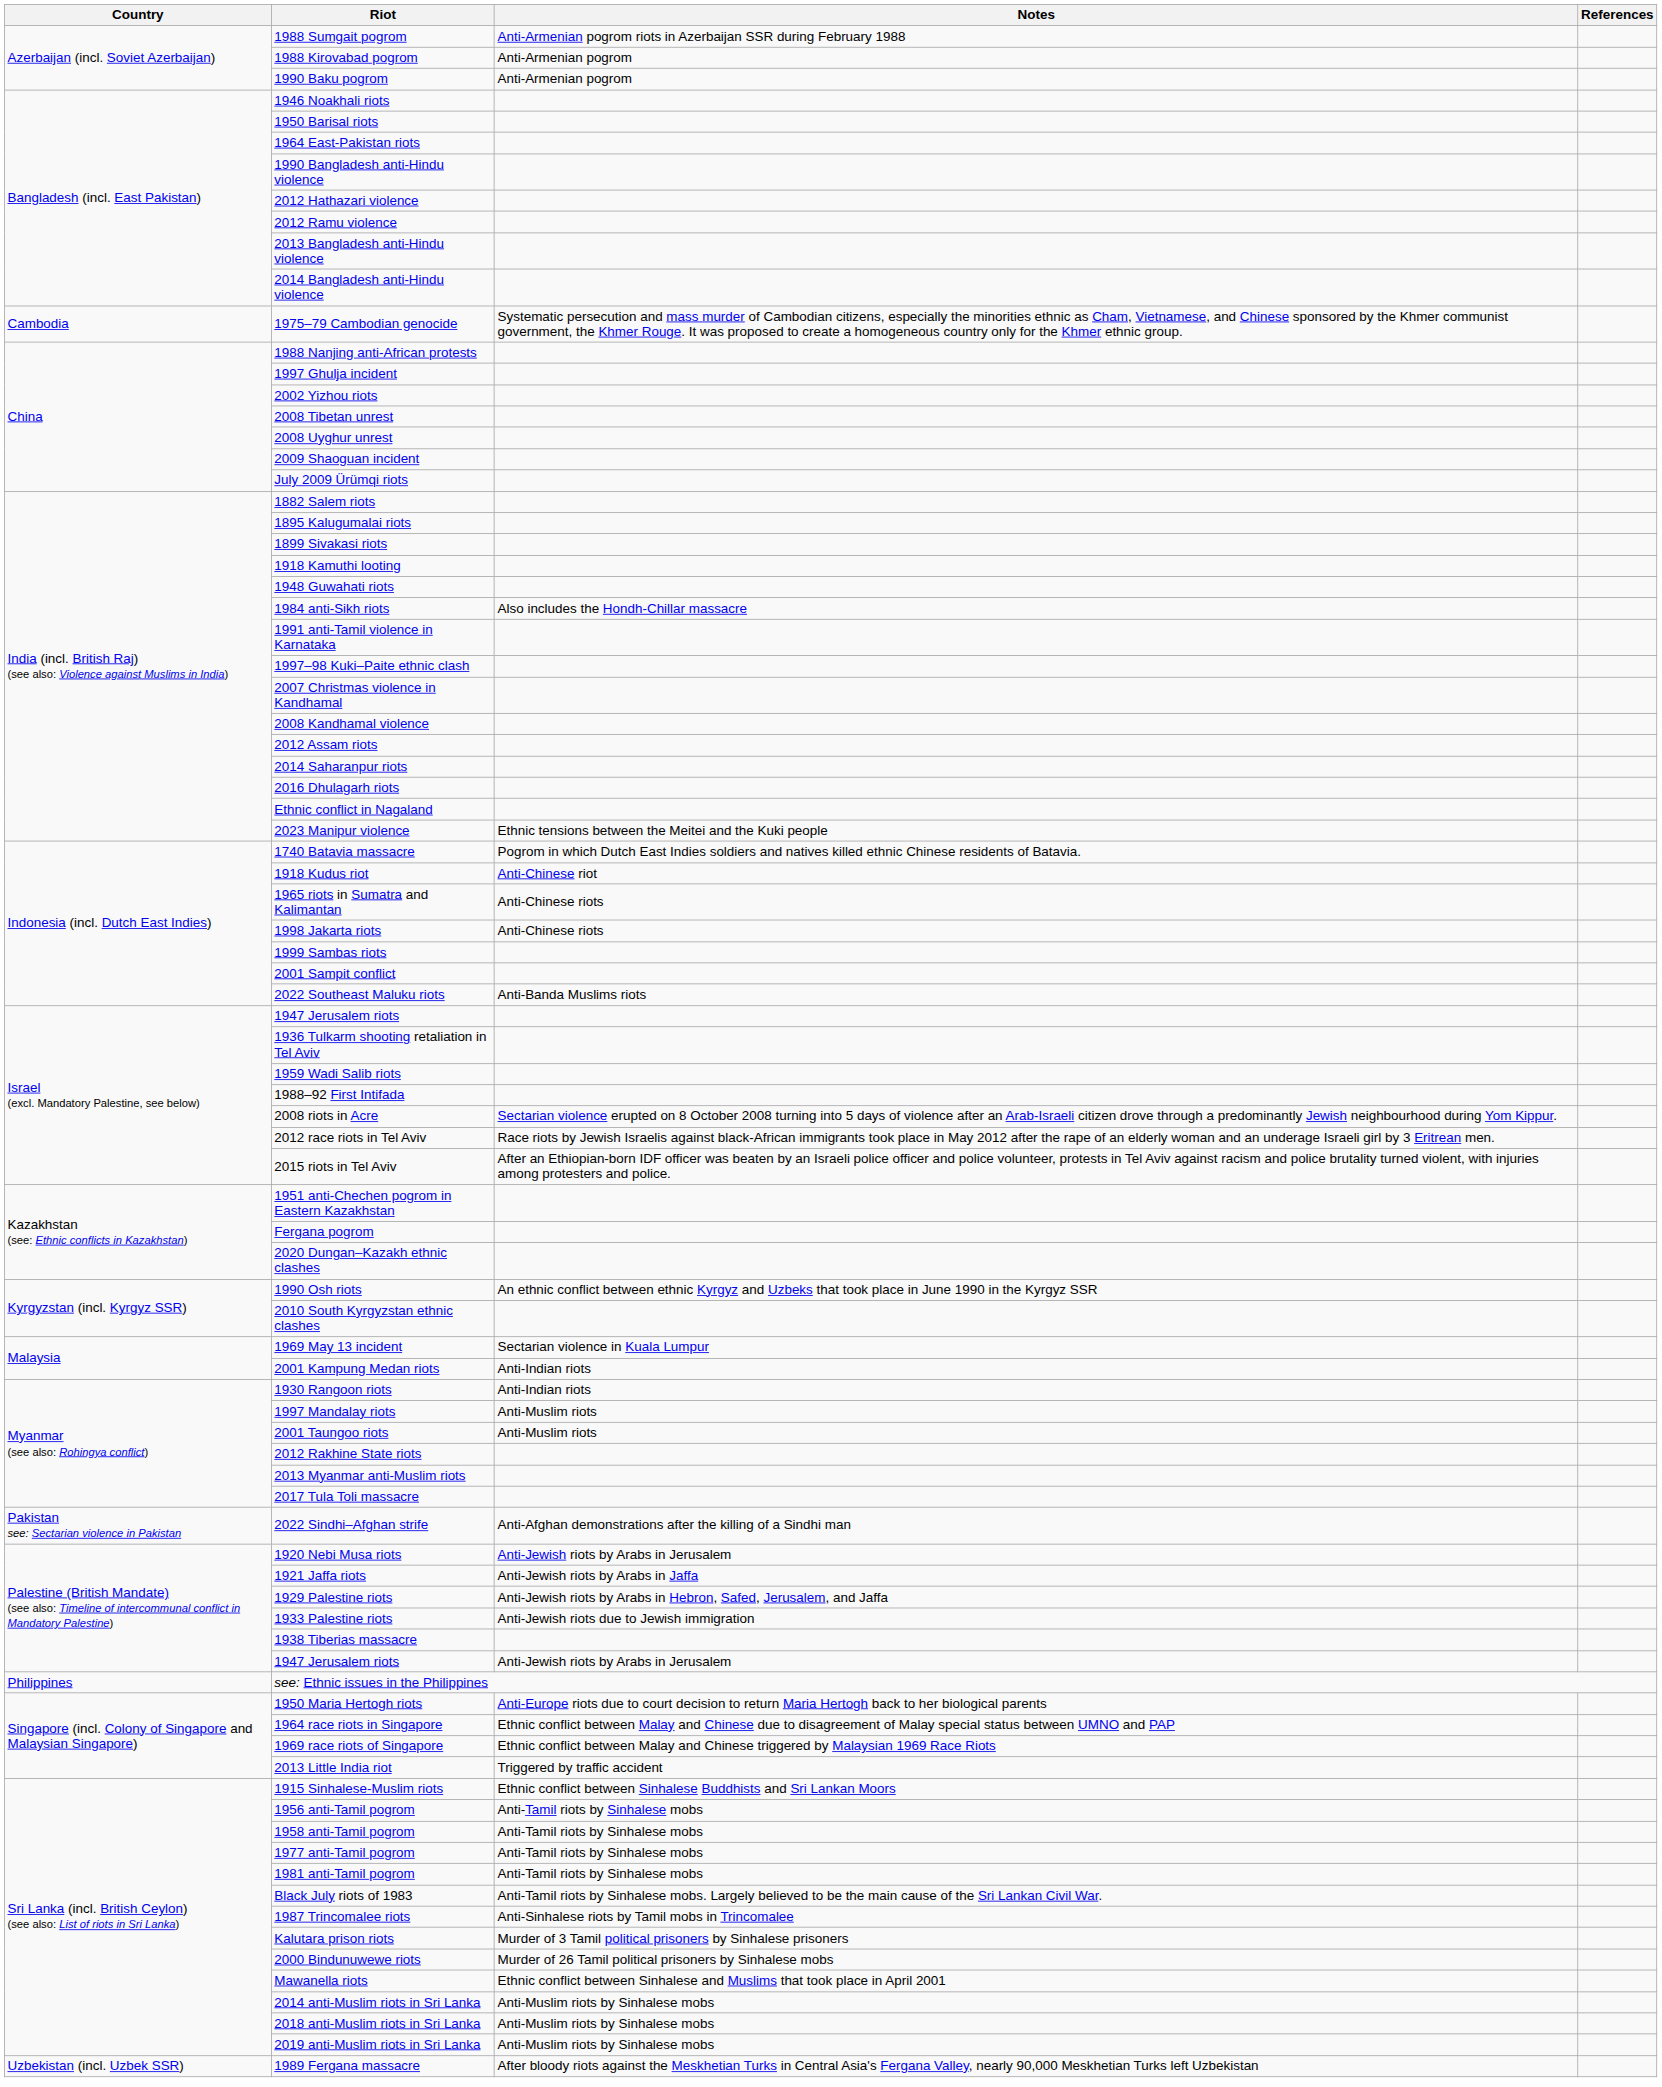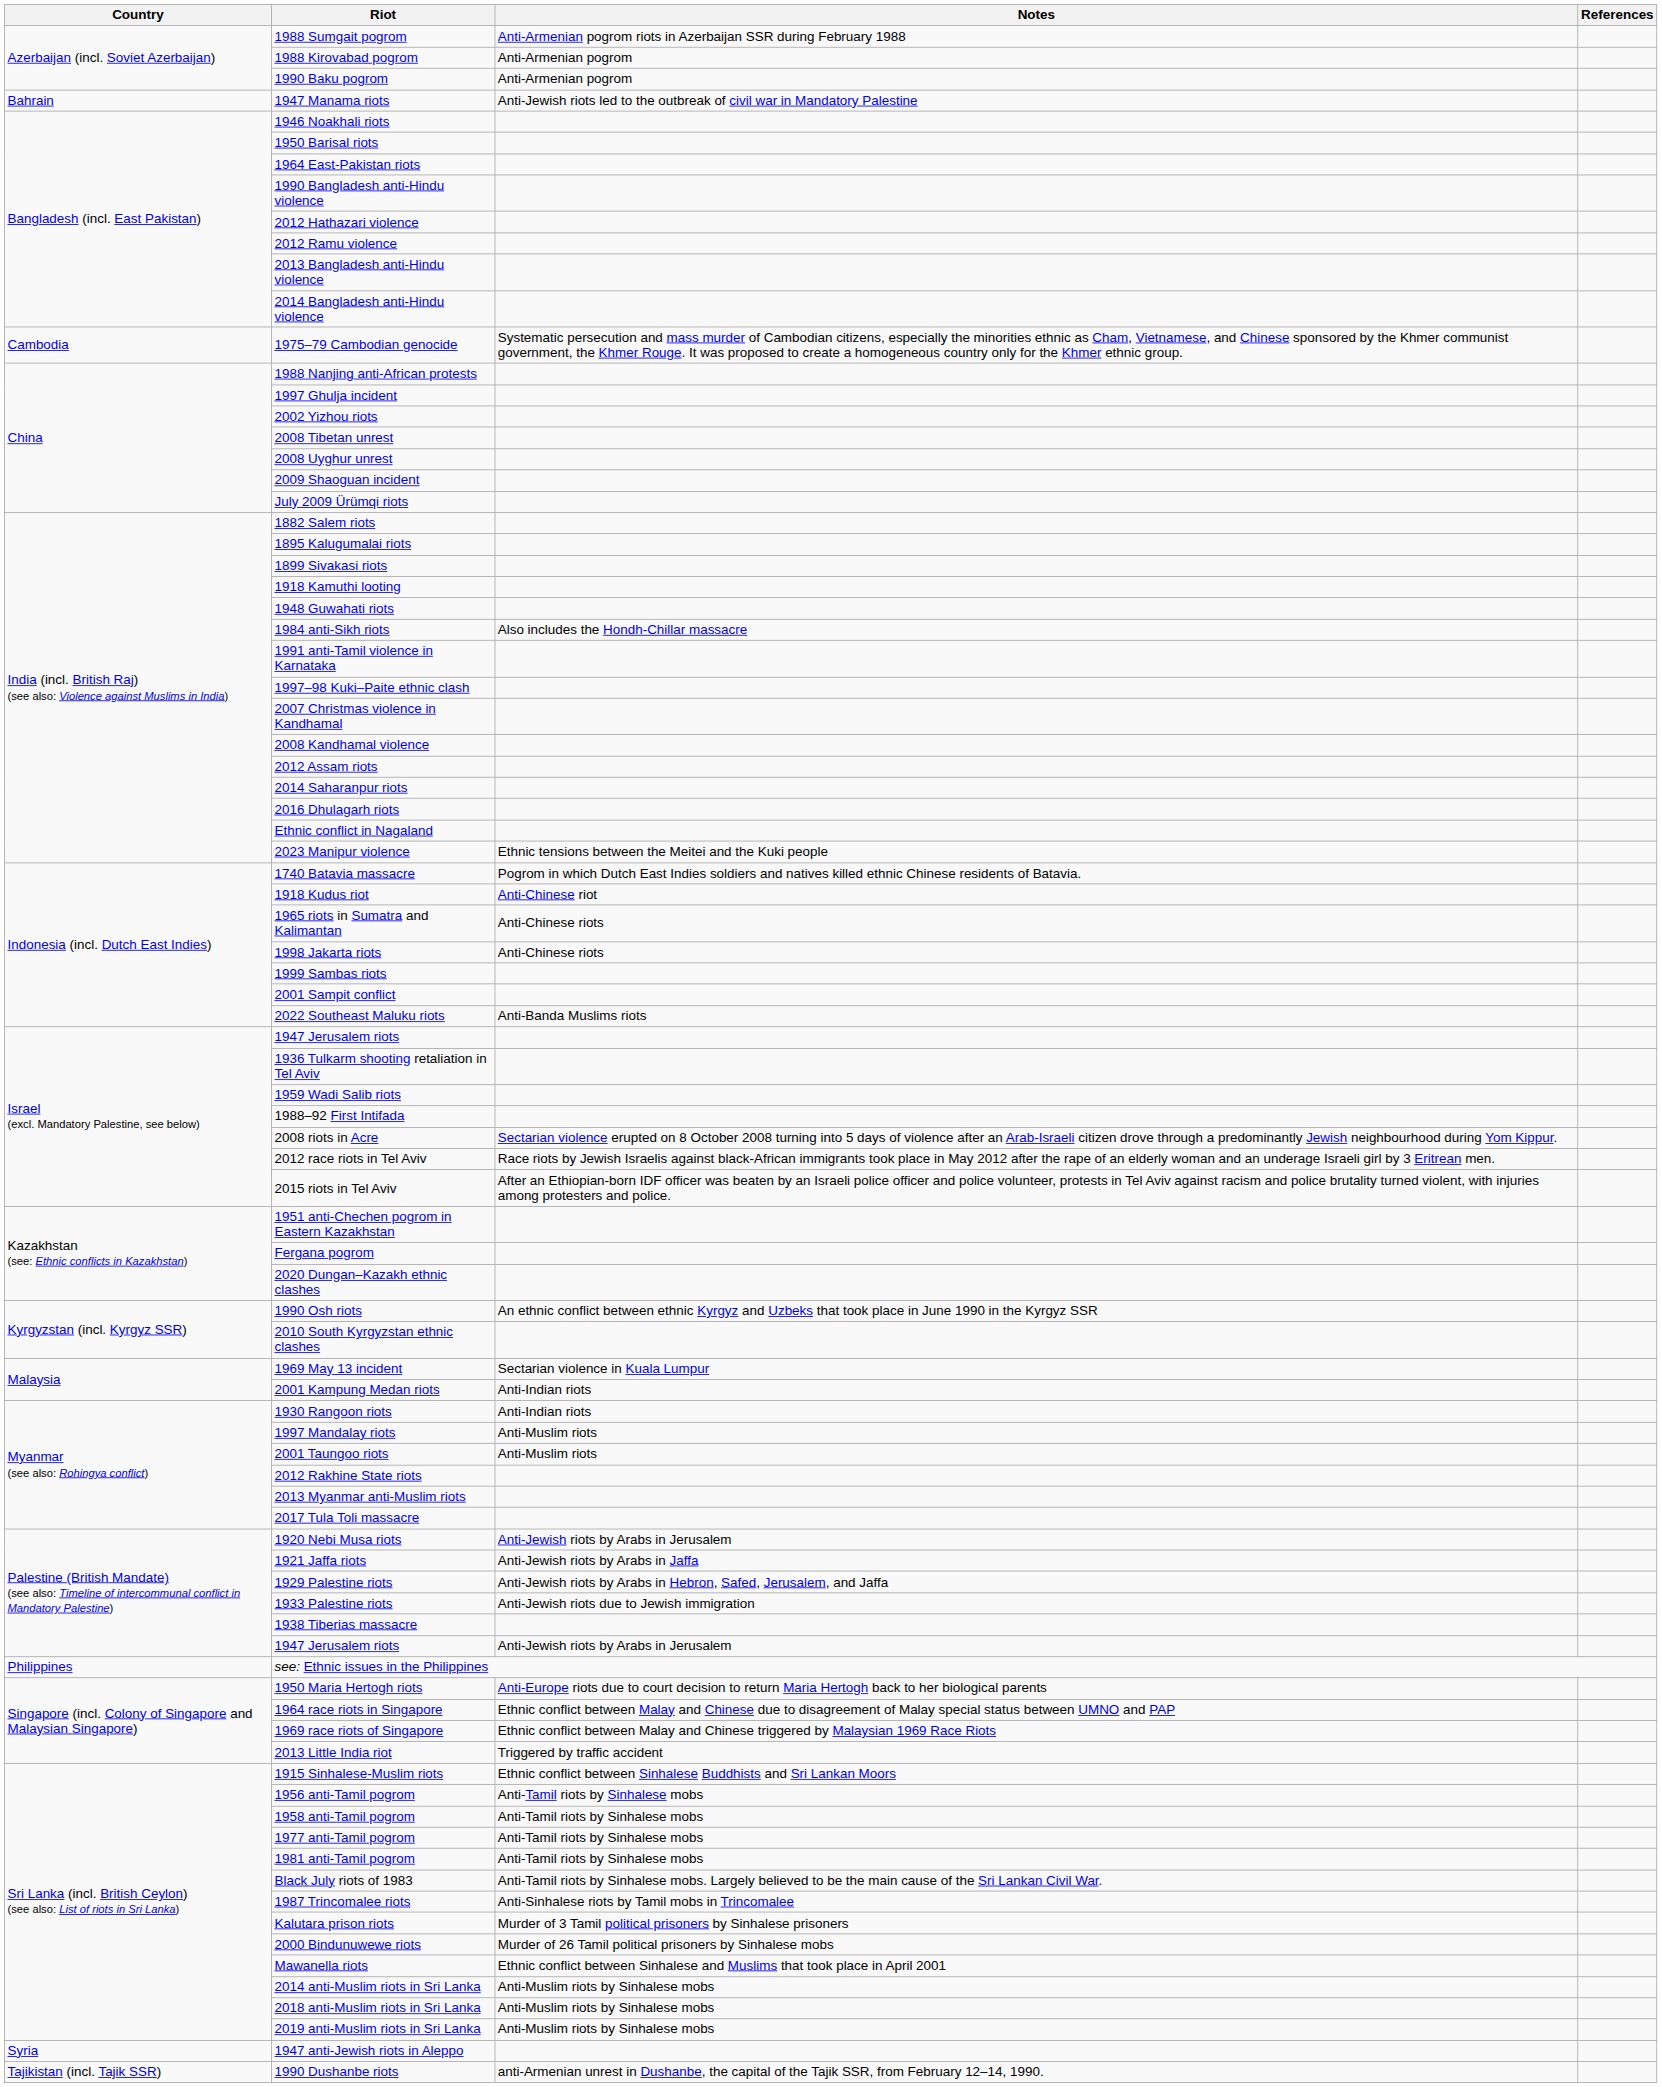+ row: (332, 100)
- row: (351, 1525)
+ row: (369, 2051)
- row: (347, 2066)
+ row: (336, 2072)
